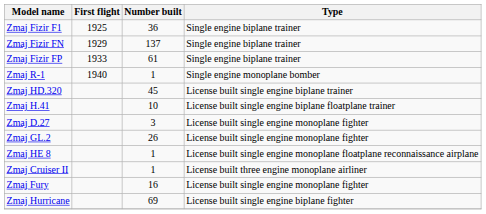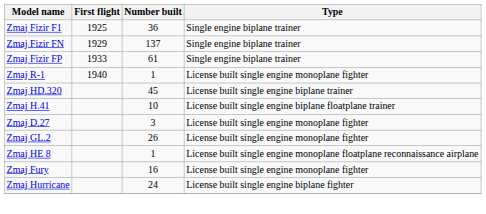(253, 75) Single engine monoplane bomber -> (277, 75) License built single engine monoplane fighter
- row: (37, 169)
(153, 201) 69 -> (153, 185) 24
